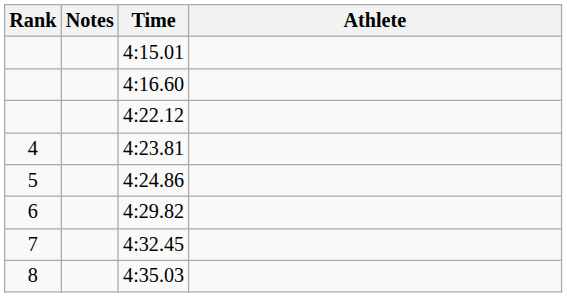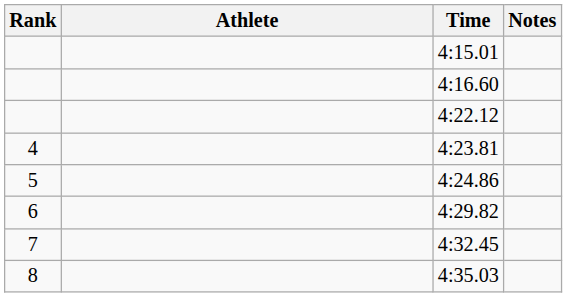columns swapped: (375, 20) <-> (90, 20)
